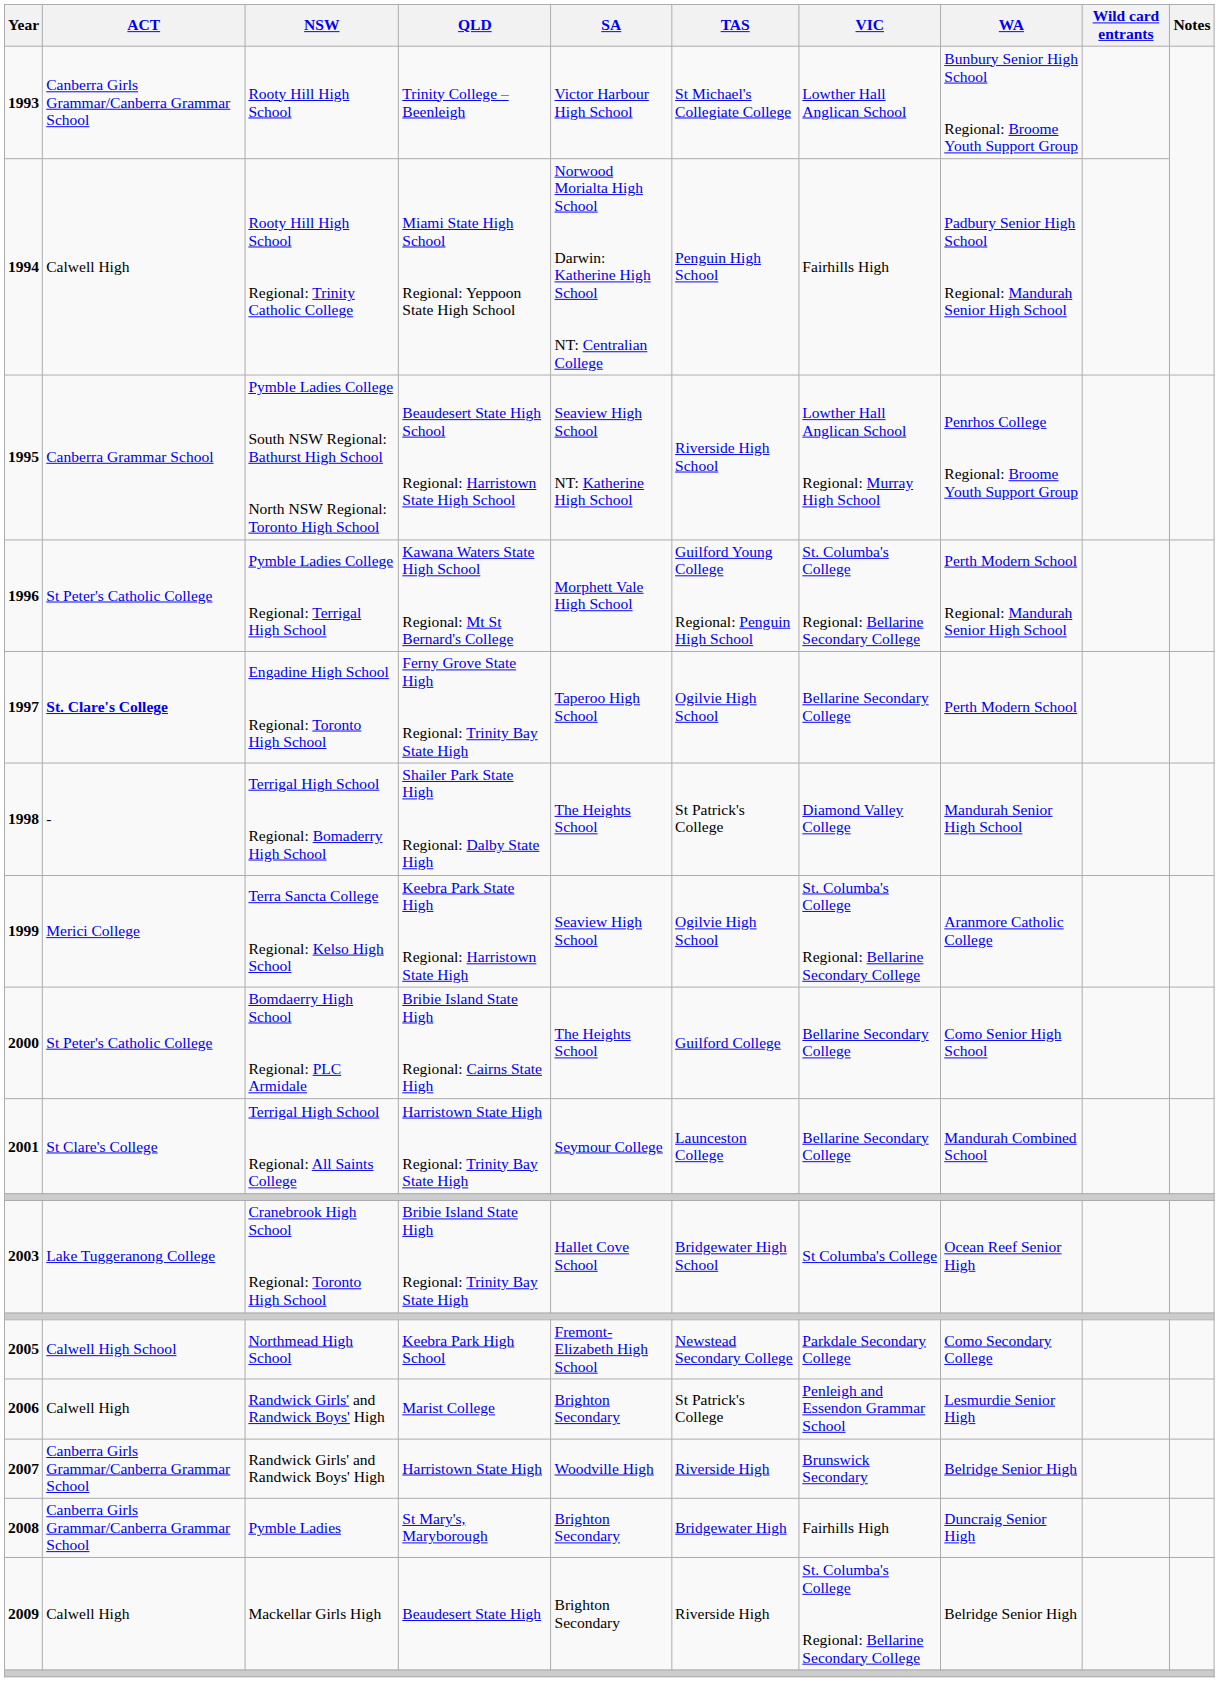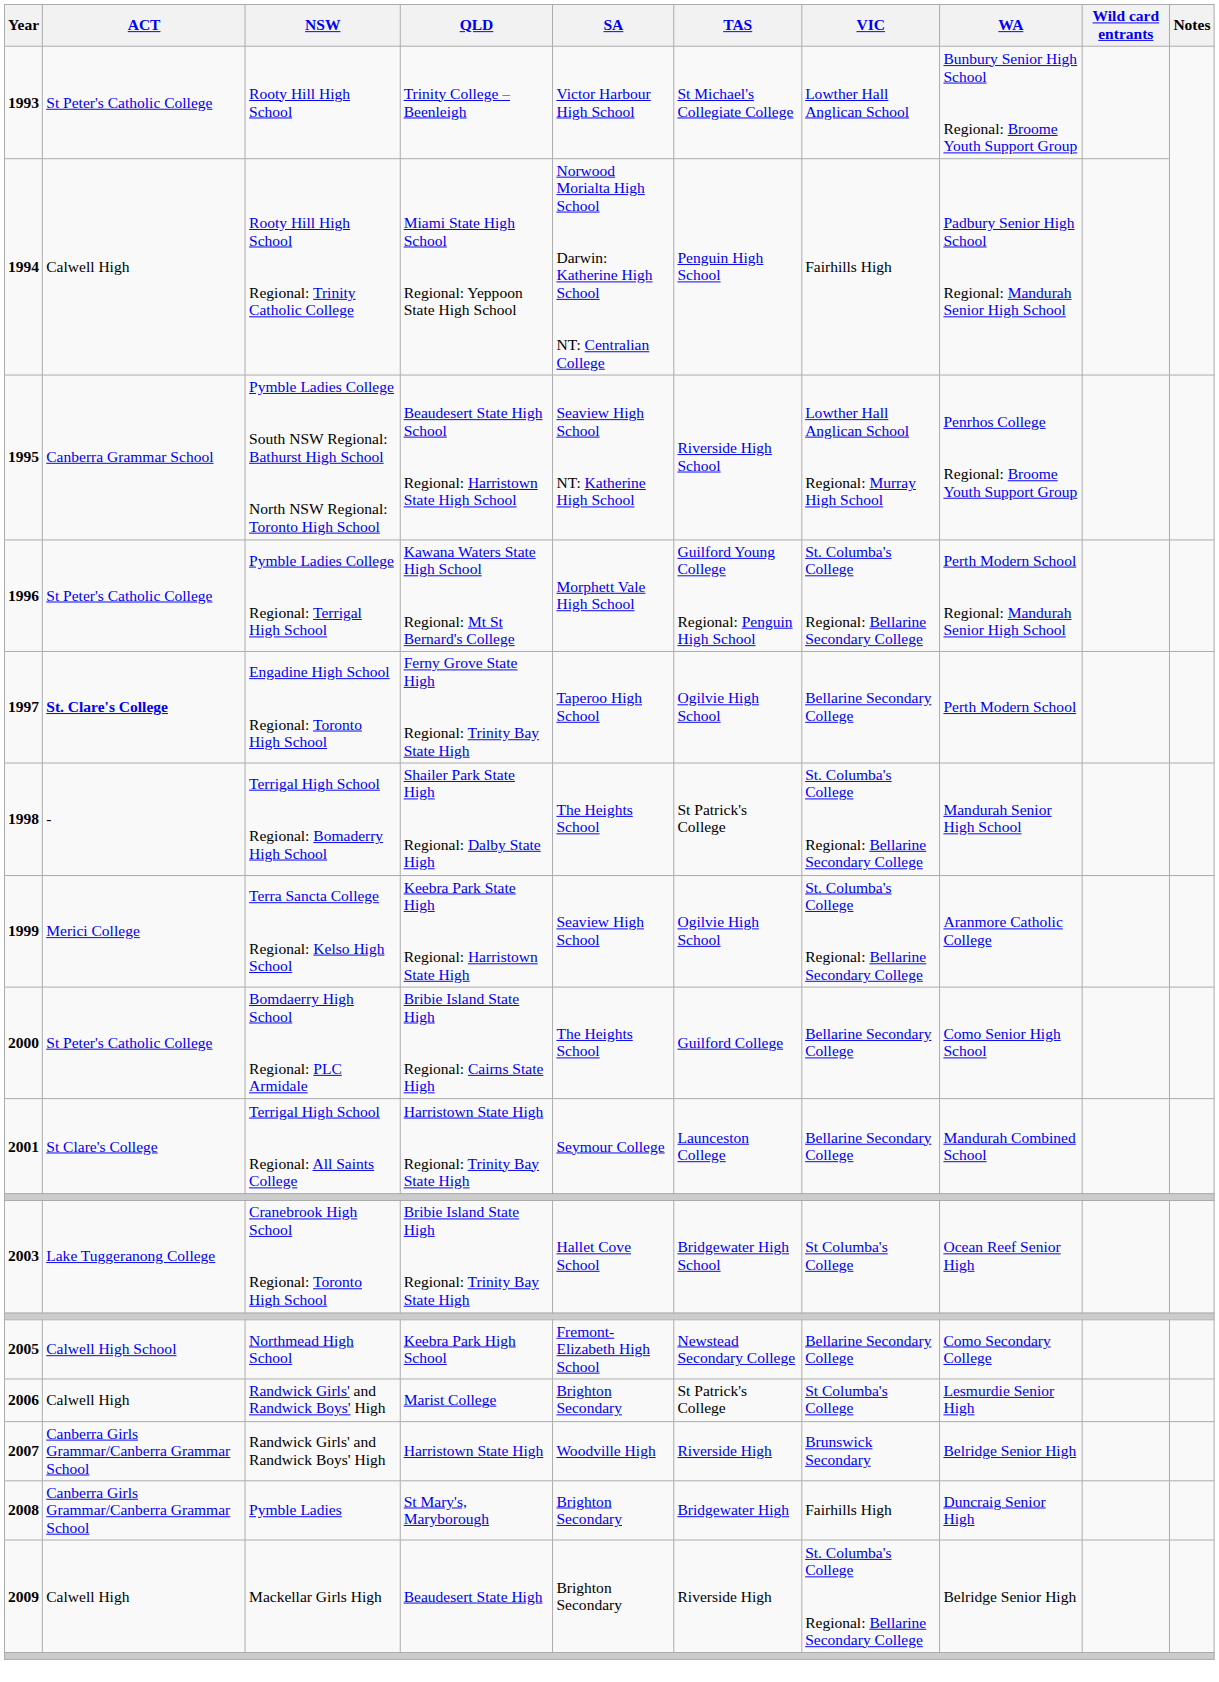(138, 102) Canberra Girls Grammar/Canberra Grammar School -> (129, 102) St Peter's Catholic College
(853, 819) Diamond Valley College -> (866, 819) St. Columba's College Regional: Bellarine Secondary College
(864, 1349) Parkdale Secondary College -> (868, 1349) Bellarine Secondary College
(864, 1408) Penleigh and Essendon Grammar School -> (846, 1400) St Columba's College
